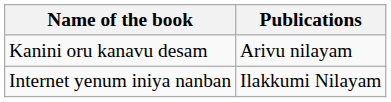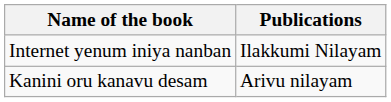rows swapped: (108, 50) <-> (120, 81)
